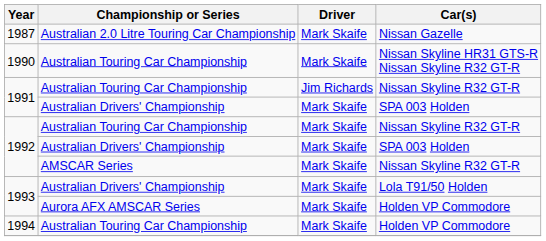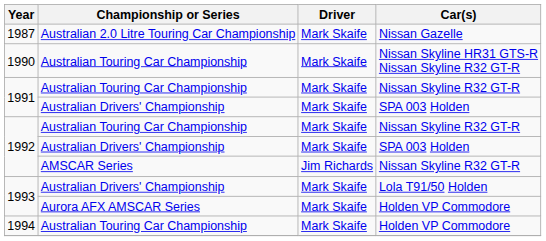(337, 88) Jim Richards -> (334, 88) Mark Skaife
(334, 167) Mark Skaife -> (337, 167) Jim Richards
